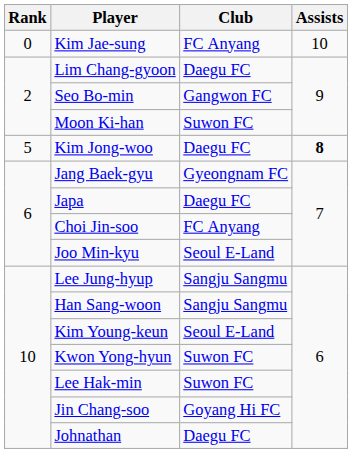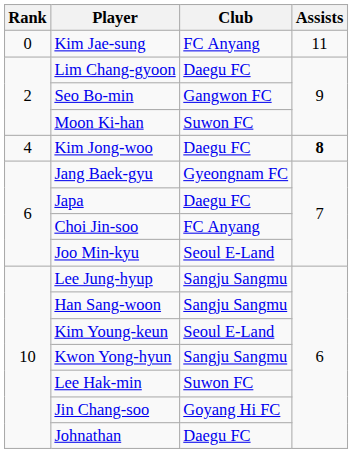(320, 43) 10 -> (320, 43) 11
(28, 148) 5 -> (28, 148) 4
(218, 357) Suwon FC -> (235, 357) Sangju Sangmu
